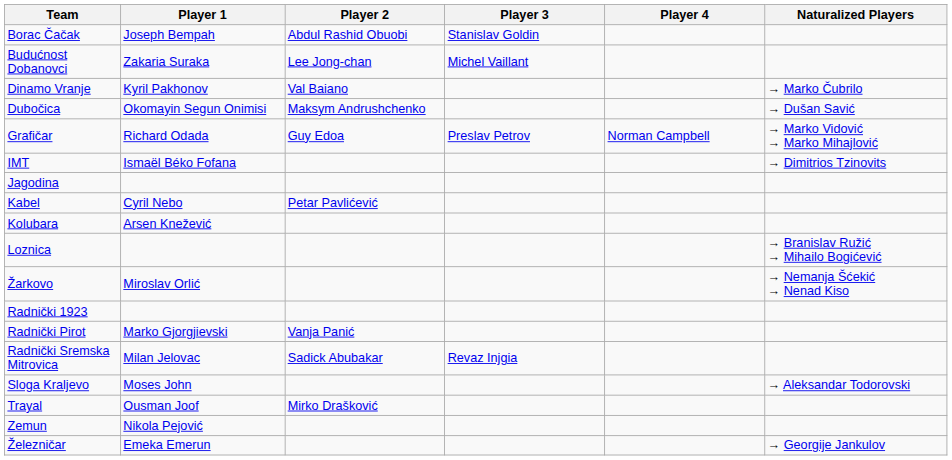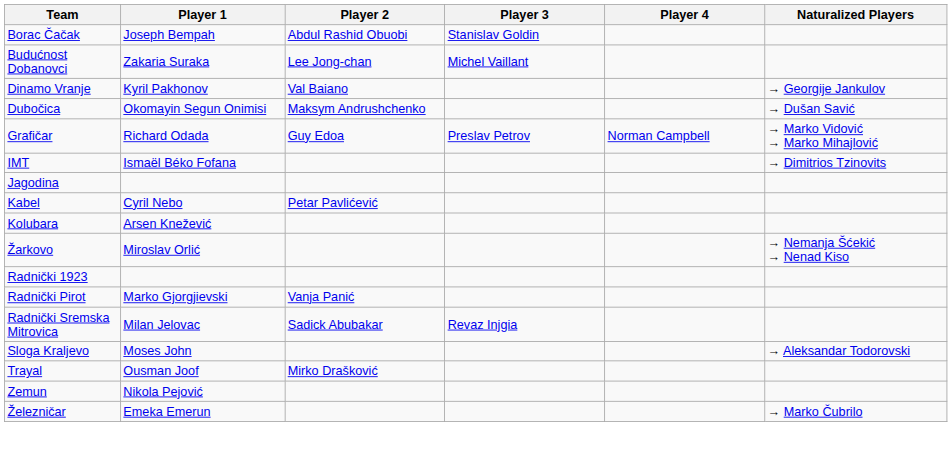(815, 89) → Marko Čubrilo -> (826, 89) → Georgije Jankulov
- row: (29, 250)
(826, 446) → Georgije Jankulov -> (815, 412) → Marko Čubrilo
